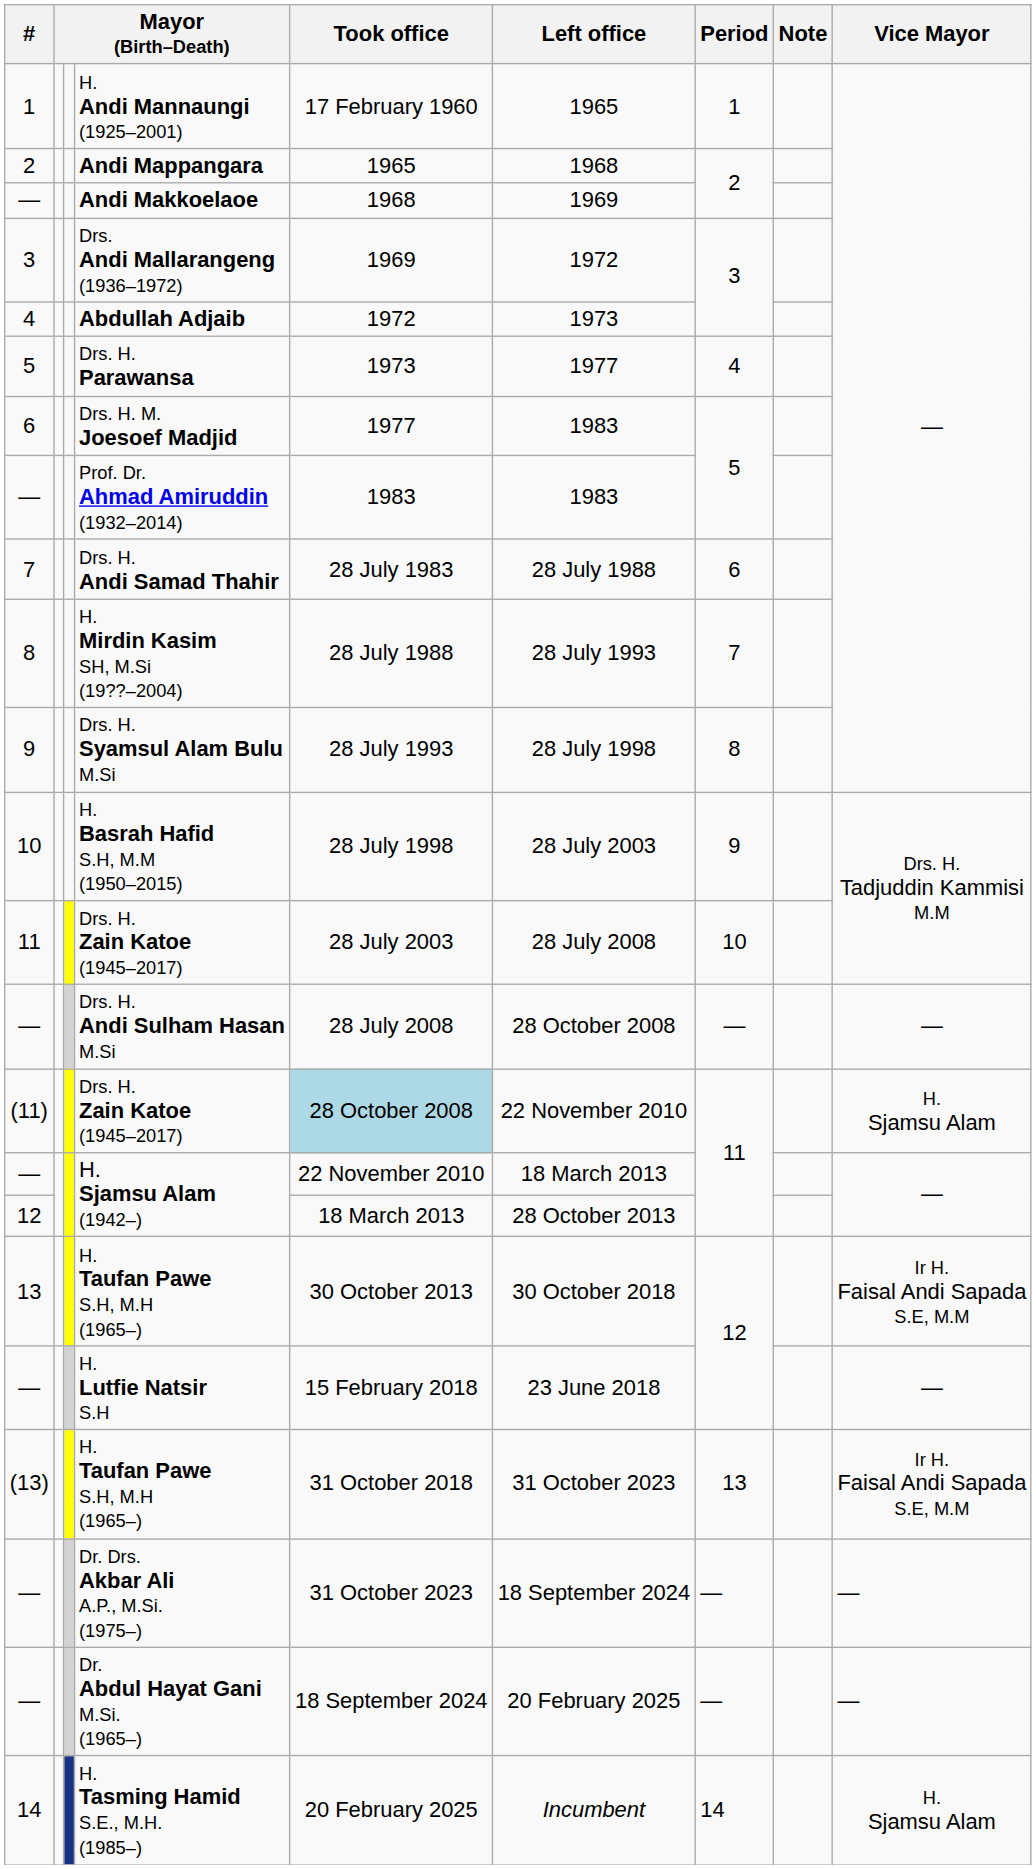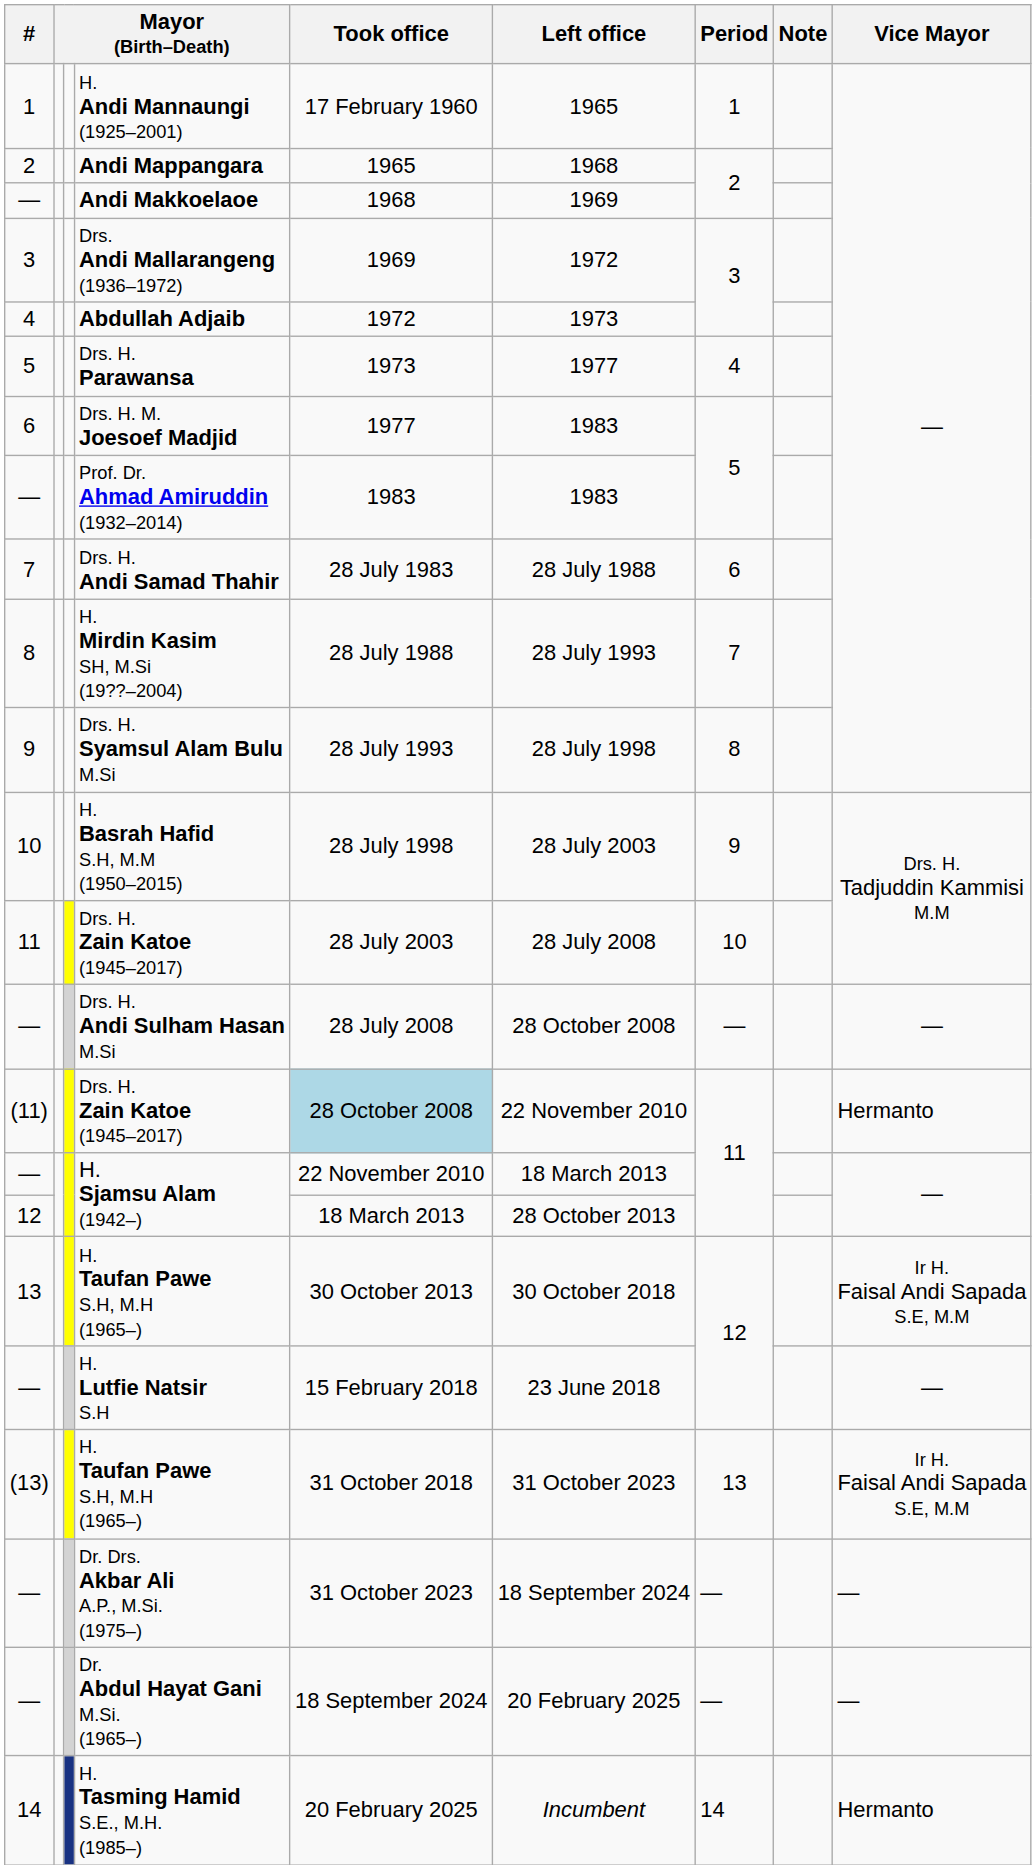(932, 1111) H. Sjamsu Alam -> (886, 1110) Hermanto
(932, 1811) H. Sjamsu Alam -> (886, 1810) Hermanto
